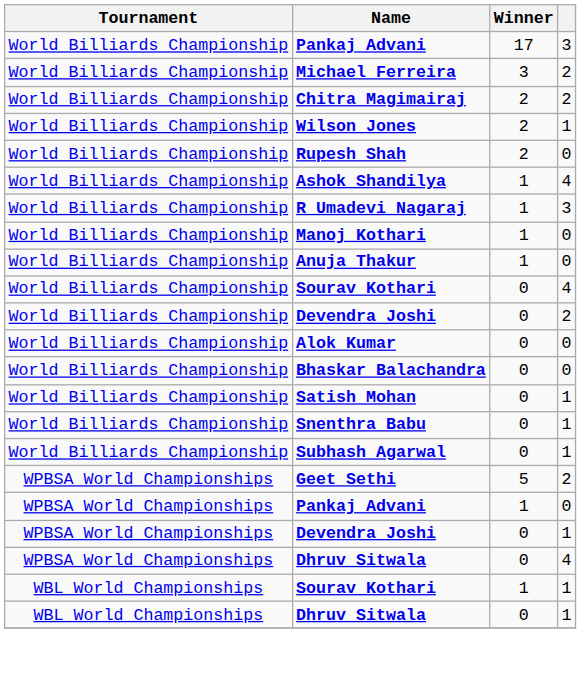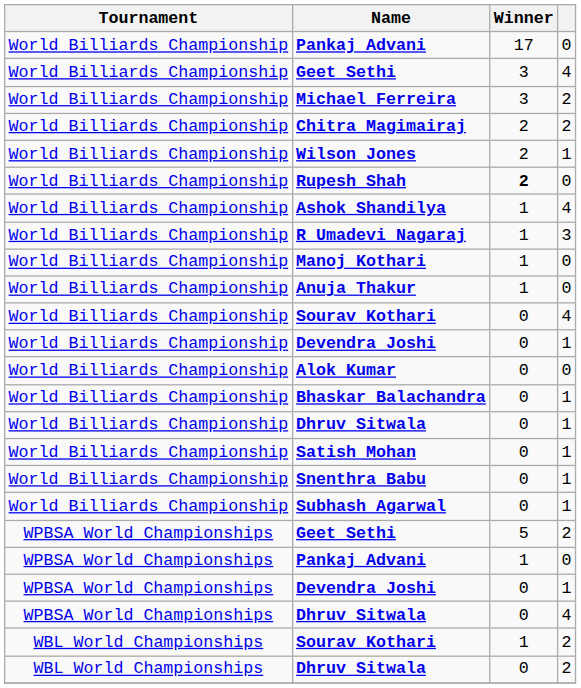(567, 45) 3 -> (567, 45) 0
+ row: (148, 72)
(524, 154) normal -> (524, 181) bold
(567, 317) 2 -> (567, 344) 1
(567, 371) 0 -> (567, 398) 1
+ row: (148, 425)
(567, 588) 1 -> (567, 642) 2
(567, 615) 1 -> (567, 669) 2
